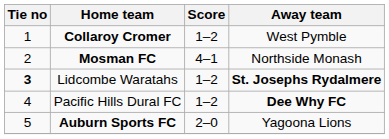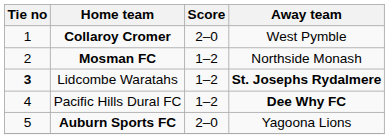(207, 36) 1–2 -> (207, 36) 2–0
(207, 58) 4–1 -> (207, 58) 1–2
